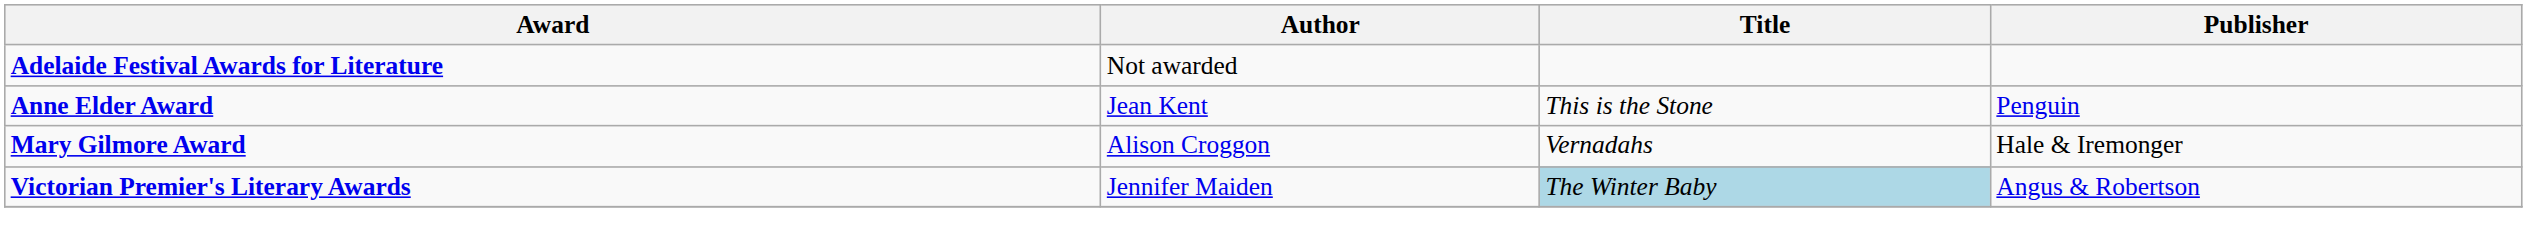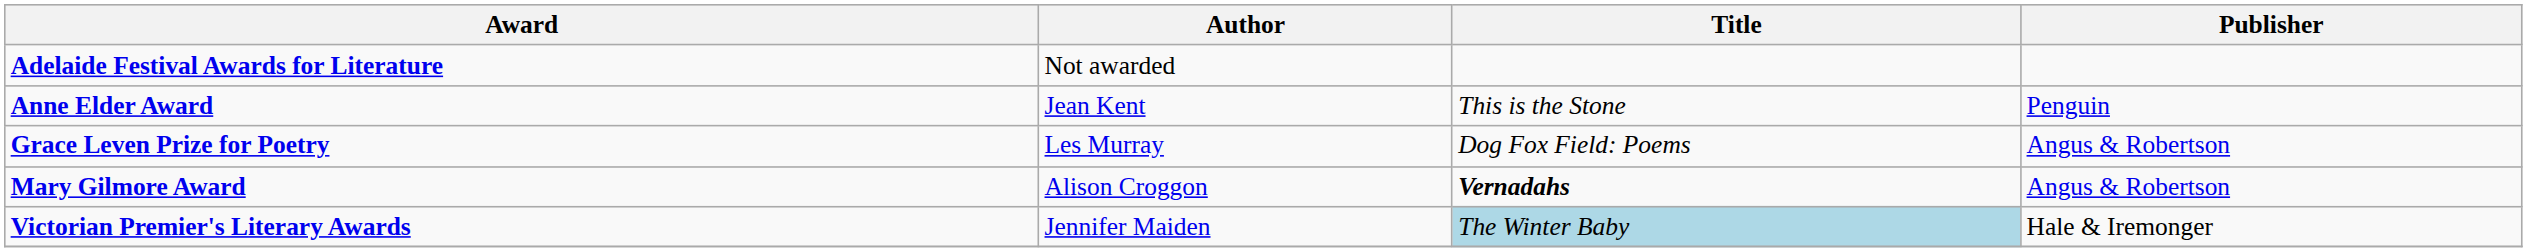+ row: (170, 145)
(1599, 145) normal -> (1514, 186) bold
(2090, 145) Hale & Iremonger -> (2128, 186) Angus & Robertson
(2098, 186) Angus & Robertson -> (2120, 226) Hale & Iremonger
